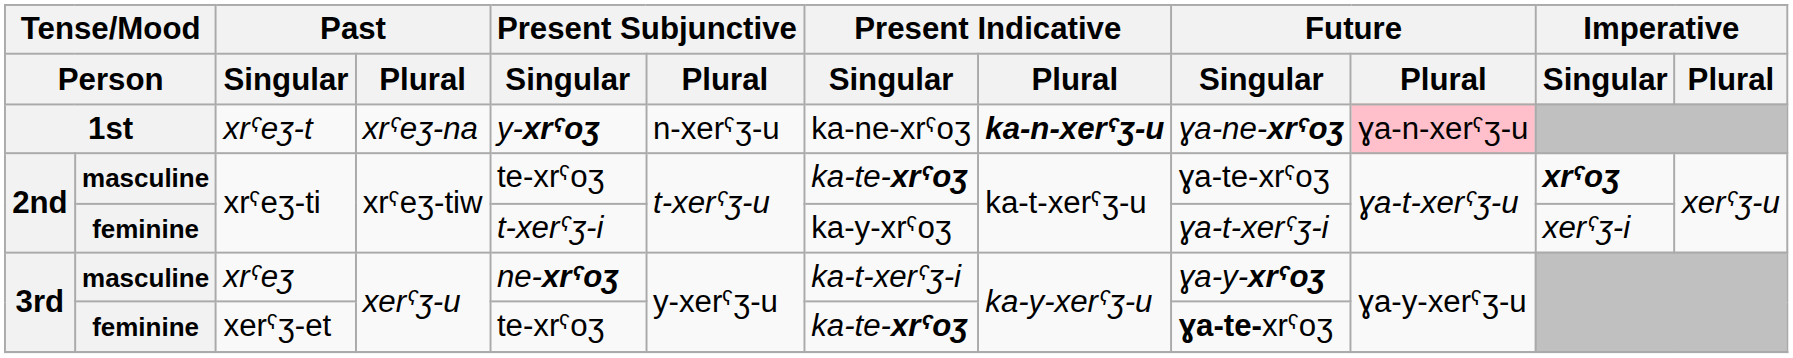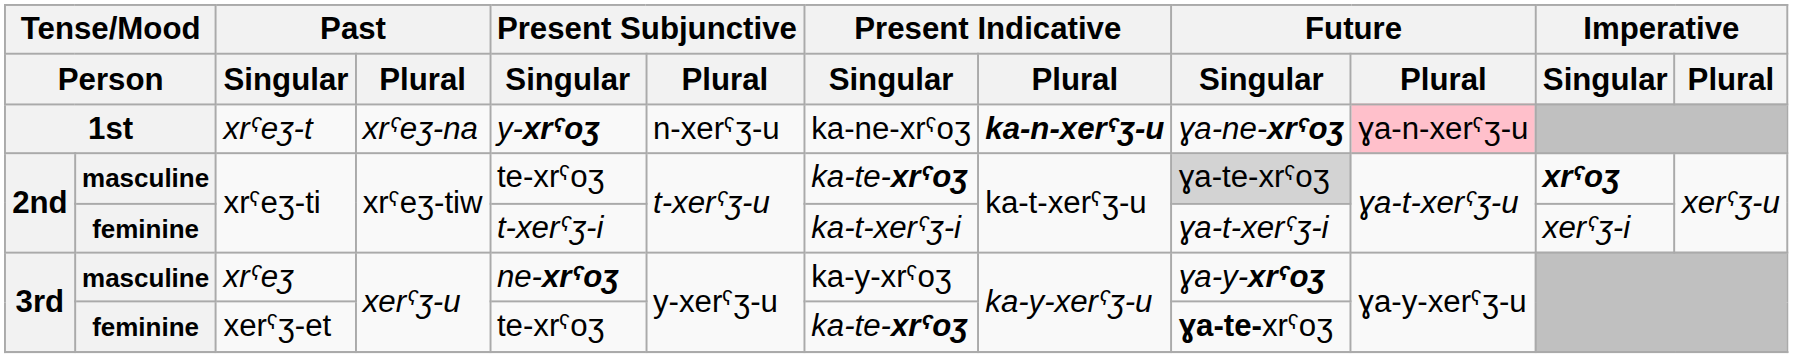(1254, 177) no background -> (1254, 177) lightgrey background
(882, 227) ka-y-xrˤoʒ -> (886, 227) ka-t-xerˤʒ-i
(886, 276) ka-t-xerˤʒ-i -> (882, 276) ka-y-xrˤoʒ
